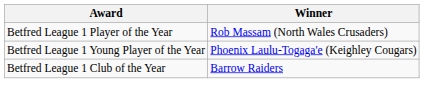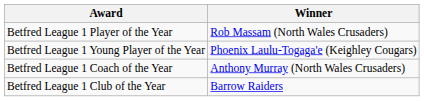+ row: (90, 68)
